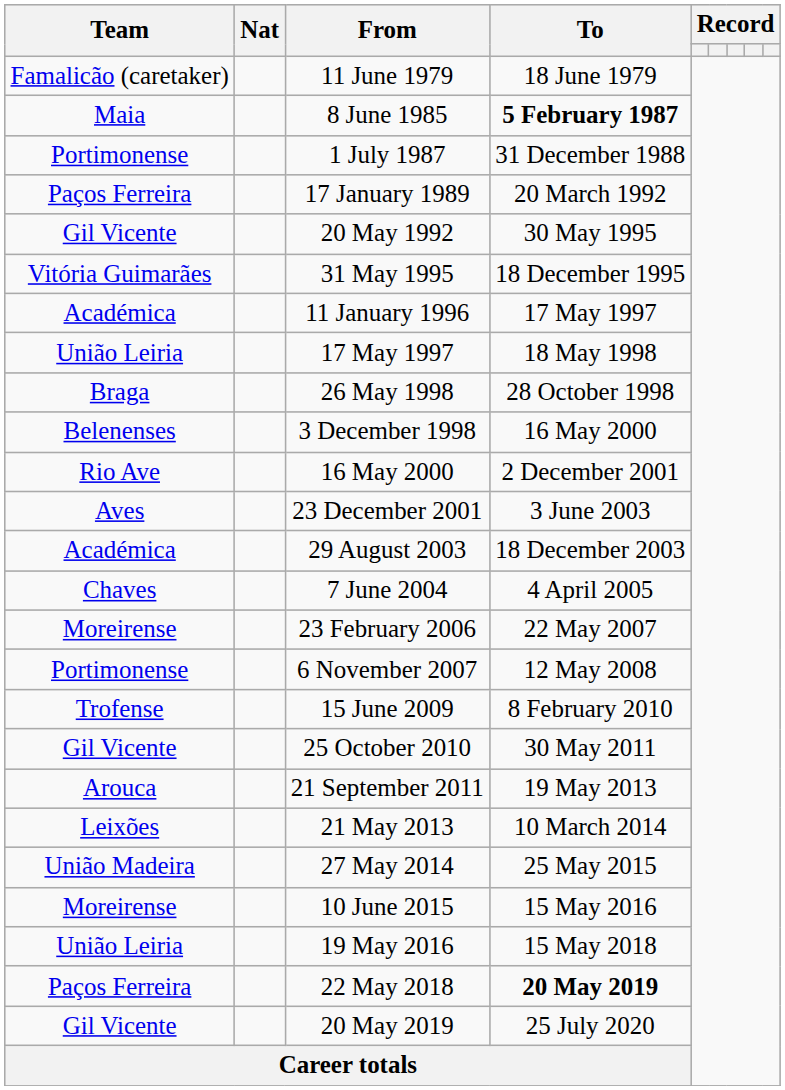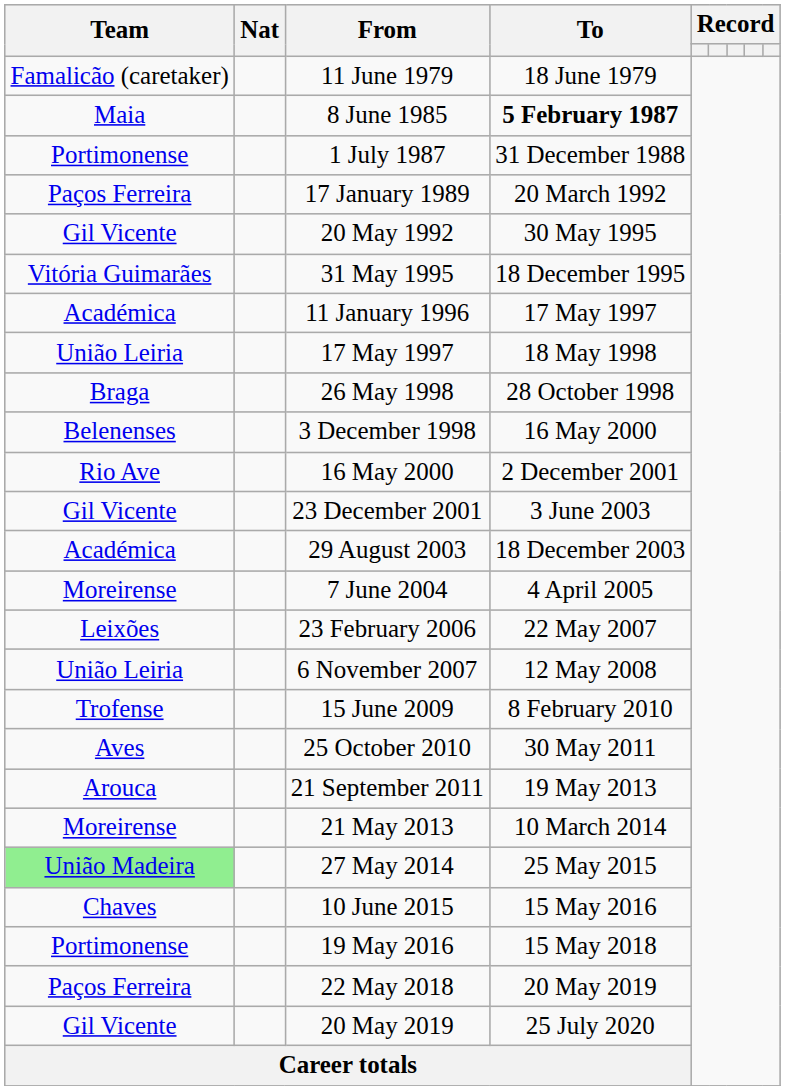(120, 510) Aves -> (120, 510) Gil Vicente
(120, 589) Chaves -> (120, 589) Moreirense
(120, 629) Moreirense -> (120, 629) Leixões
(120, 669) Portimonense -> (120, 669) União Leiria
(120, 748) Gil Vicente -> (120, 748) Aves
(120, 827) Leixões -> (120, 827) Moreirense
(120, 867) no background -> (120, 867) lightgreen background
(120, 906) Moreirense -> (120, 906) Chaves
(120, 946) União Leiria -> (120, 946) Portimonense
(590, 985) bold -> (590, 985) normal
